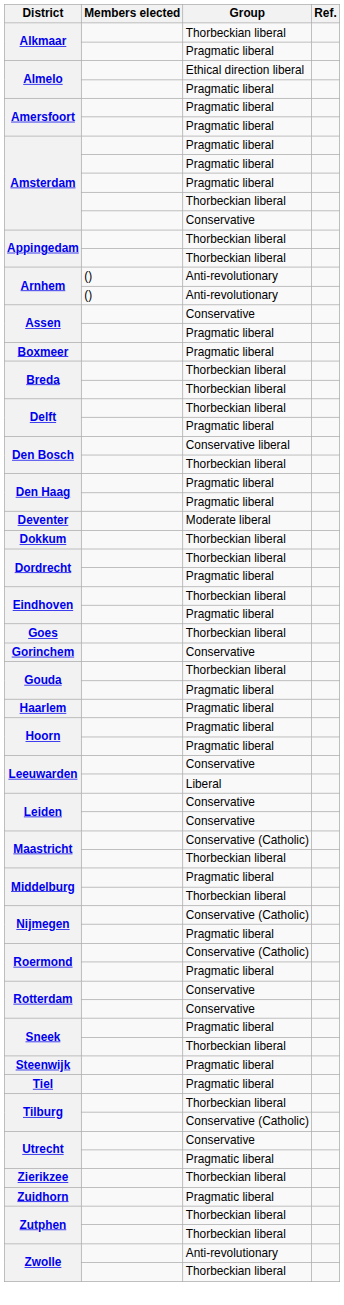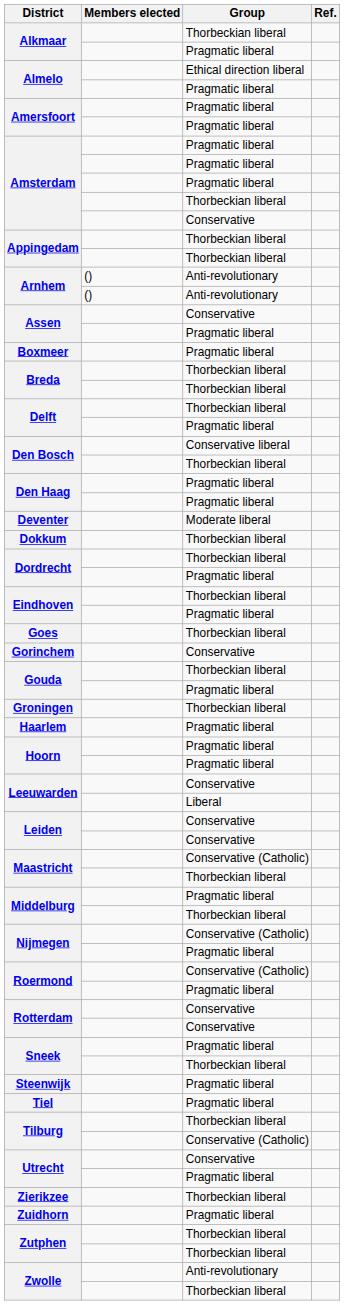+ row: (43, 708)
